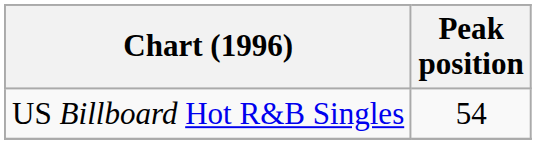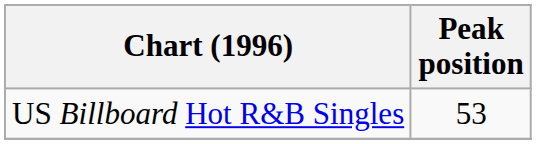(471, 113) 54 -> (471, 113) 53
